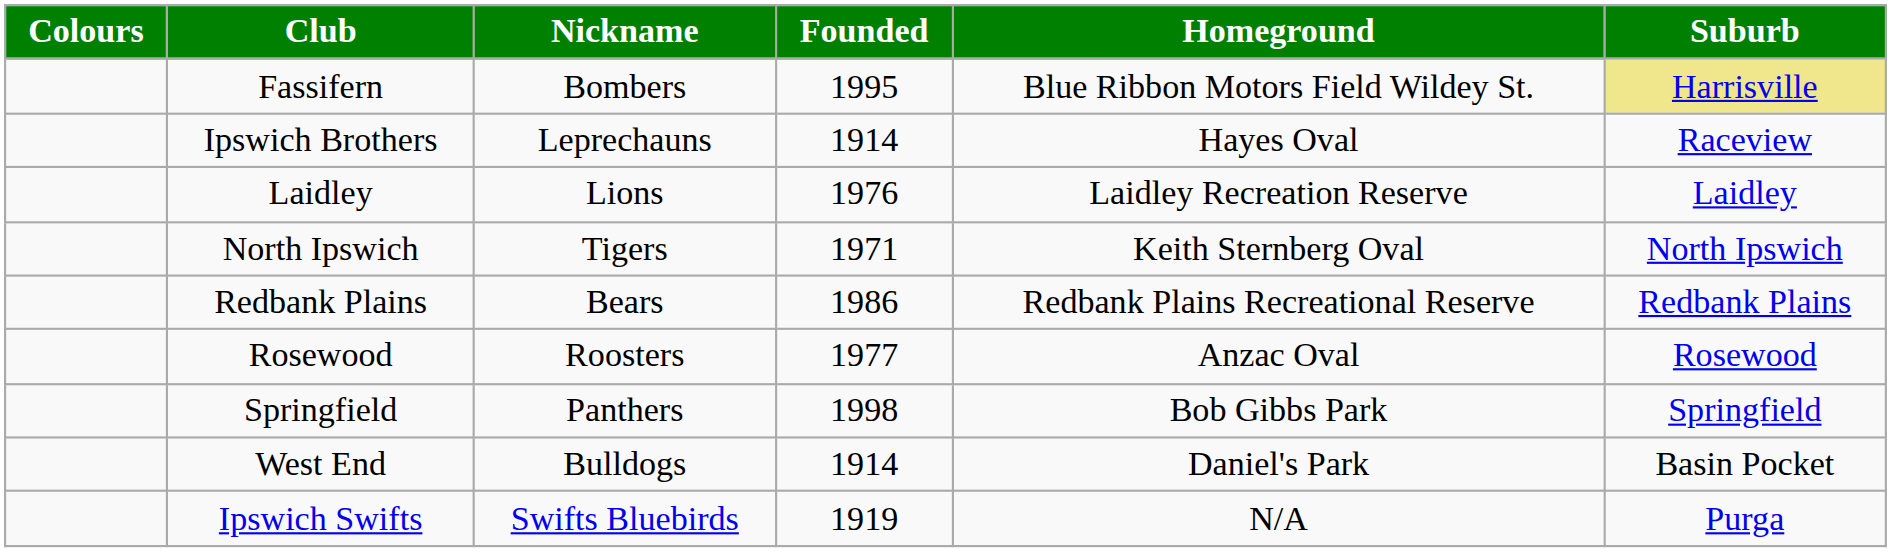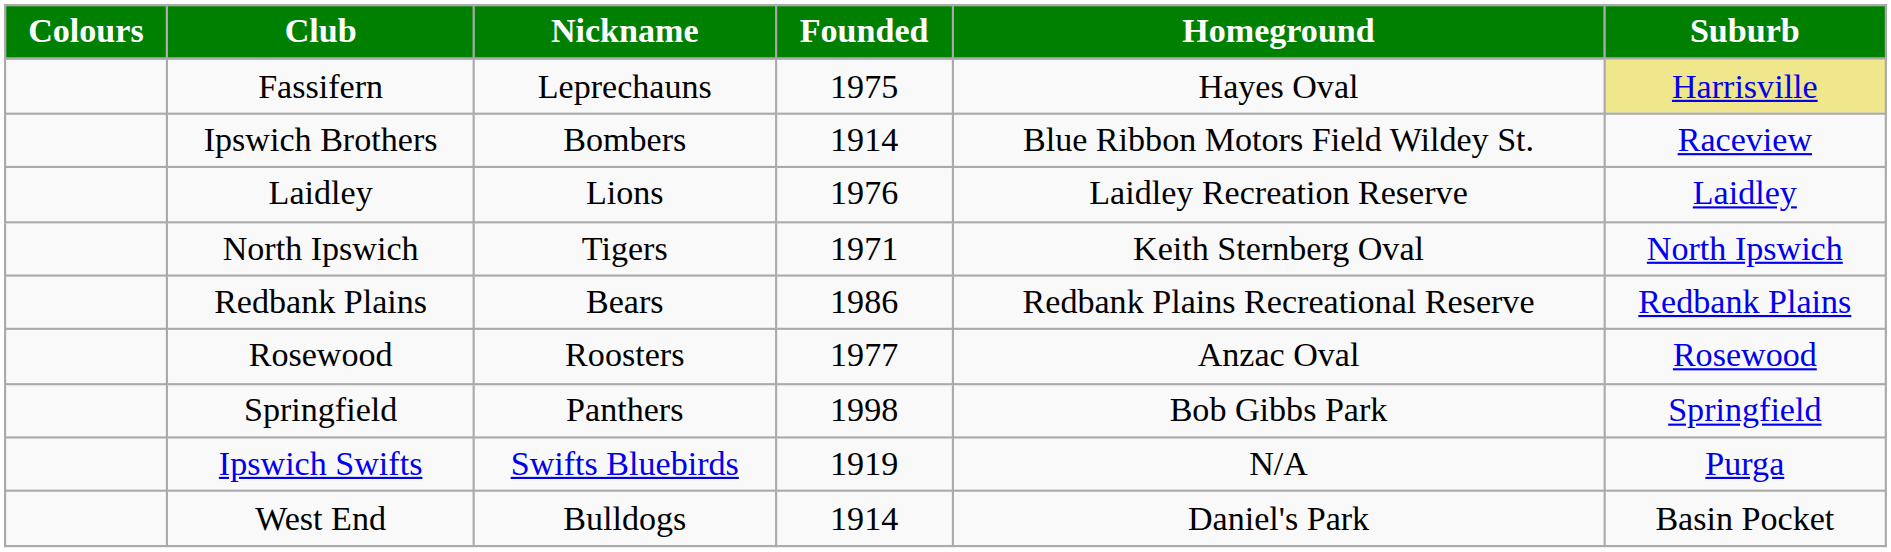(625, 85) Bombers -> (625, 85) Leprechauns
(864, 85) 1995 -> (864, 85) 1975
(1279, 85) Blue Ribbon Motors Field Wildey St. -> (1279, 85) Hayes Oval
(625, 139) Leprechauns -> (625, 139) Bombers
(1279, 139) Hayes Oval -> (1279, 139) Blue Ribbon Motors Field Wildey St.
rows swapped: (321, 517) <-> (321, 463)
